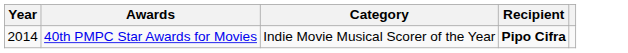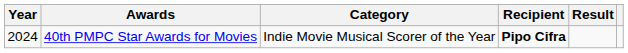+ column: (593, 15)
(23, 36) 2014 -> (23, 36) 2024
